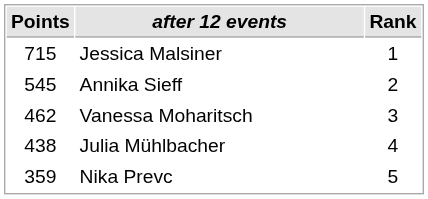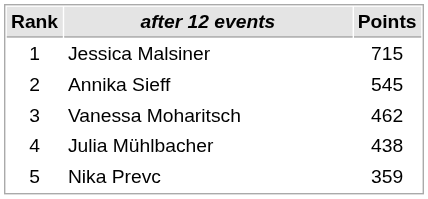columns swapped: (393, 22) <-> (40, 22)
